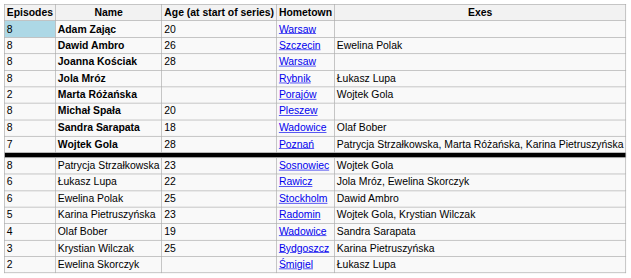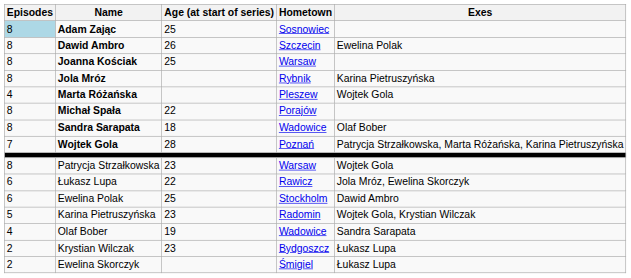(170, 29) 20 -> (170, 29) 25
(297, 29) Warsaw -> (304, 29) Sosnowiec
(170, 62) 28 -> (170, 62) 25
(366, 78) Łukasz Lupa -> (386, 78) Karina Pietruszyńska
(10, 95) 2 -> (10, 95) 4
(298, 95) Porajów -> (298, 95) Pleszew
(170, 111) 20 -> (170, 111) 22
(298, 111) Pleszew -> (298, 111) Porajów
(304, 165) Sosnowiec -> (297, 165) Warsaw
(10, 248) 3 -> (10, 248) 2
(170, 248) 25 -> (170, 248) 23
(386, 248) Karina Pietruszyńska -> (366, 248) Łukasz Lupa
